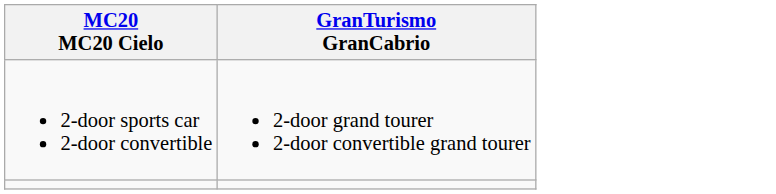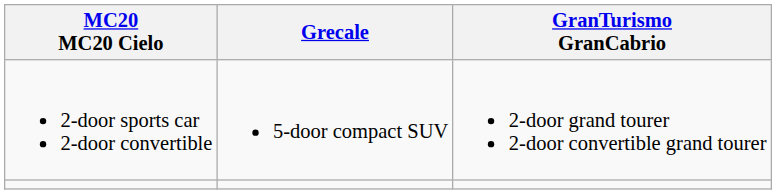+ column: (335, 32)
